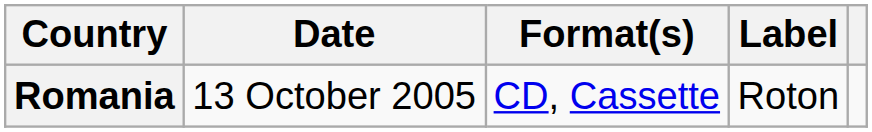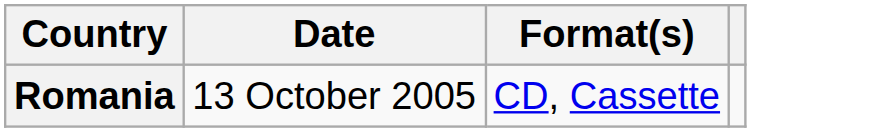- column: (788, 34)
